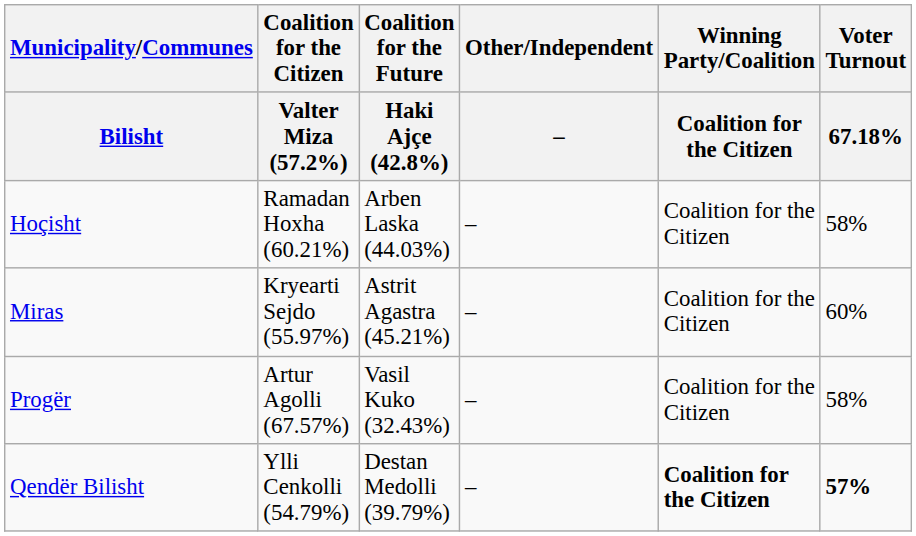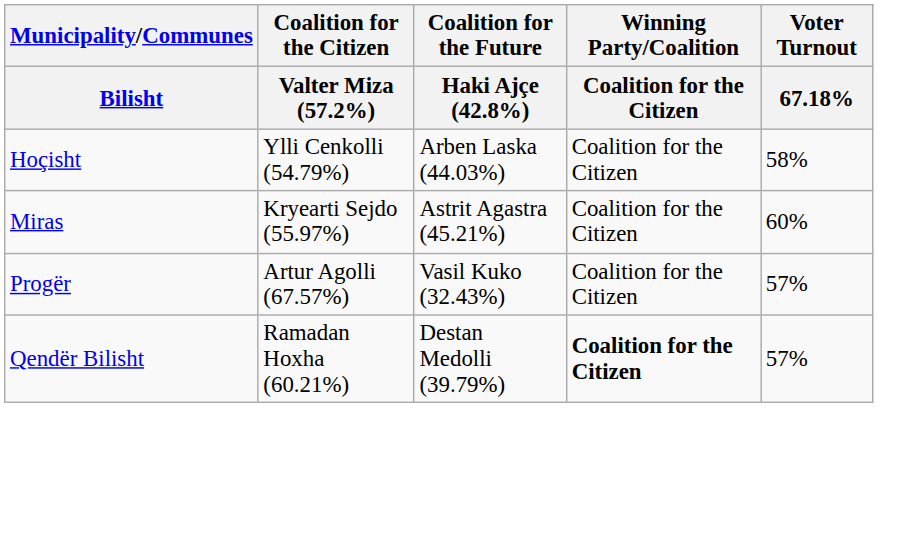- column: (559, 136)
(307, 223) Ramadan Hoxha (60.21%) -> (323, 159) Ylli Cenkolli (54.79%)
(846, 399) 58% -> (787, 283) 57%
(306, 487) Ylli Cenkolli (54.79%) -> (307, 358) Ramadan Hoxha (60.21%)
(848, 487) bold -> (787, 358) normal
